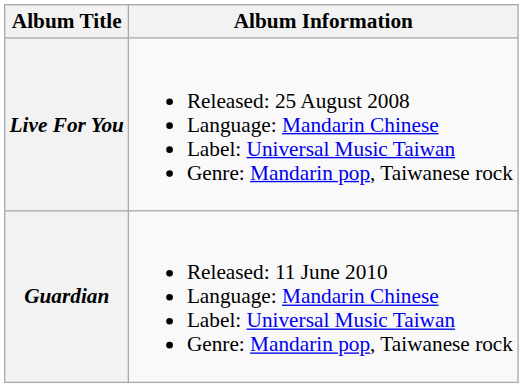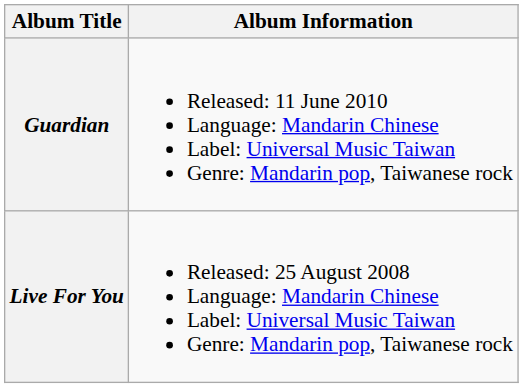rows swapped: (67, 124) <-> (67, 296)
